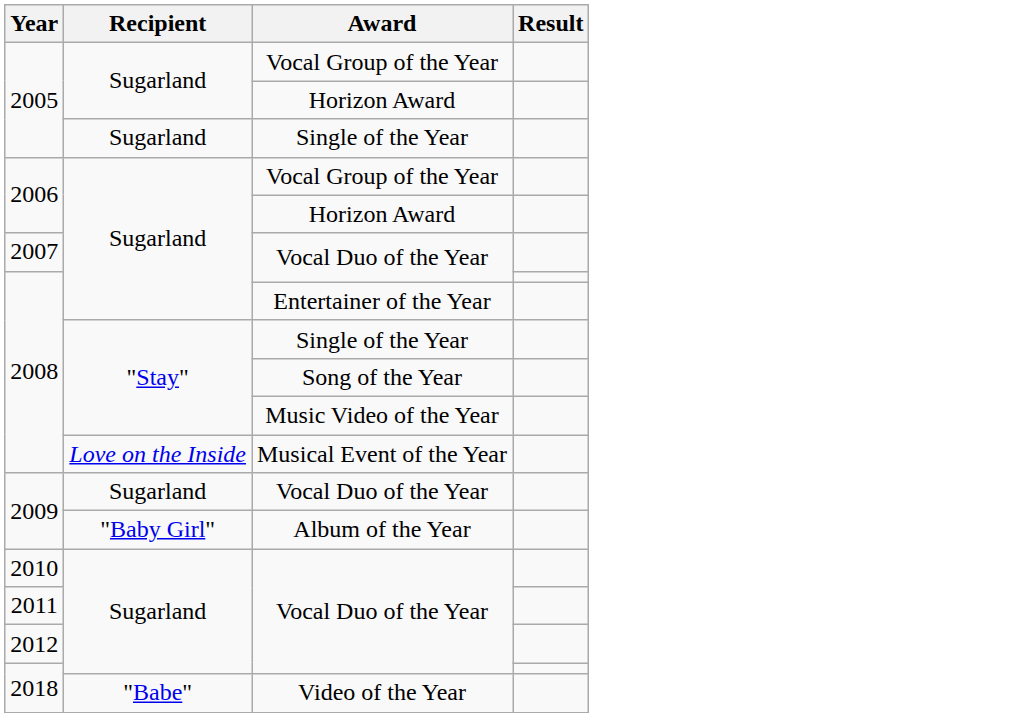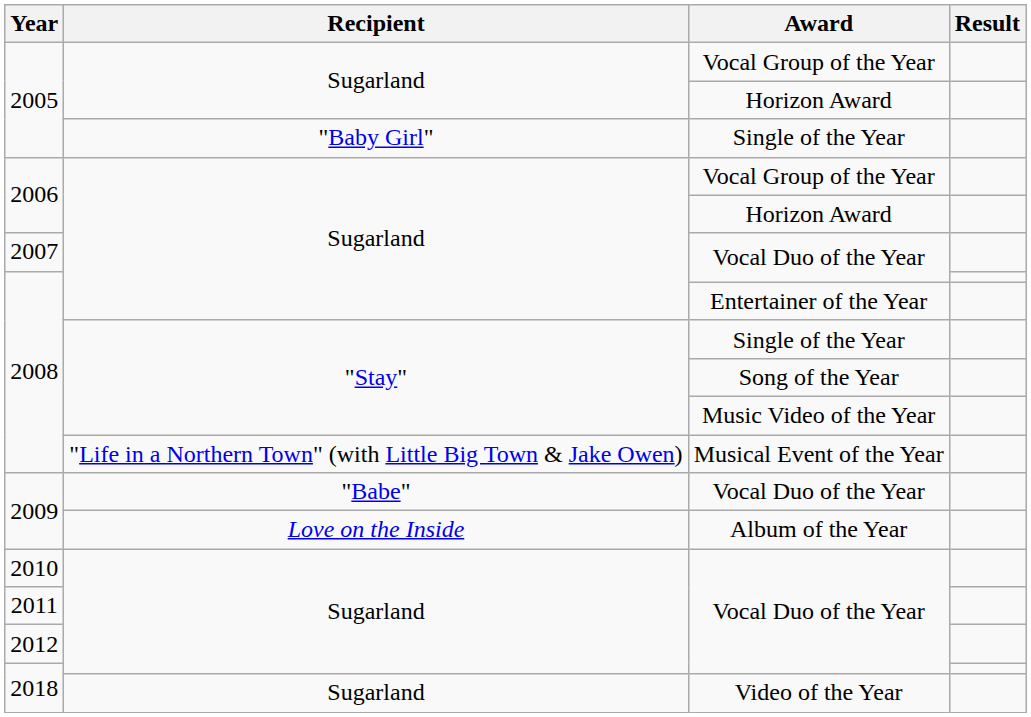(158, 137) Sugarland -> (376, 137) "Baby Girl"
(158, 453) Love on the Inside -> (376, 453) "Life in a Northern Town" (with Little Big Town & Jake Owen)
(158, 491) Sugarland -> (376, 491) "Babe"
(158, 529) "Baby Girl" -> (376, 529) Love on the Inside
(158, 692) "Babe" -> (376, 692) Sugarland
